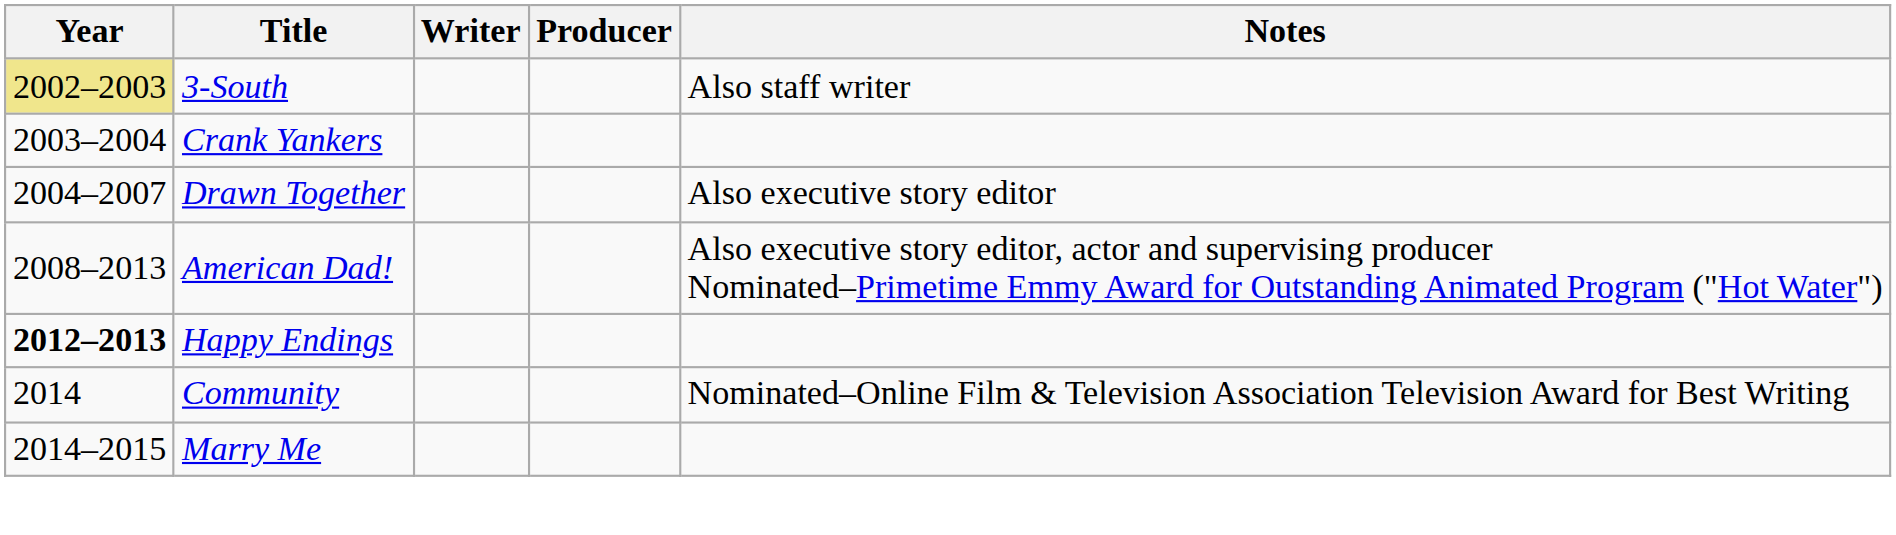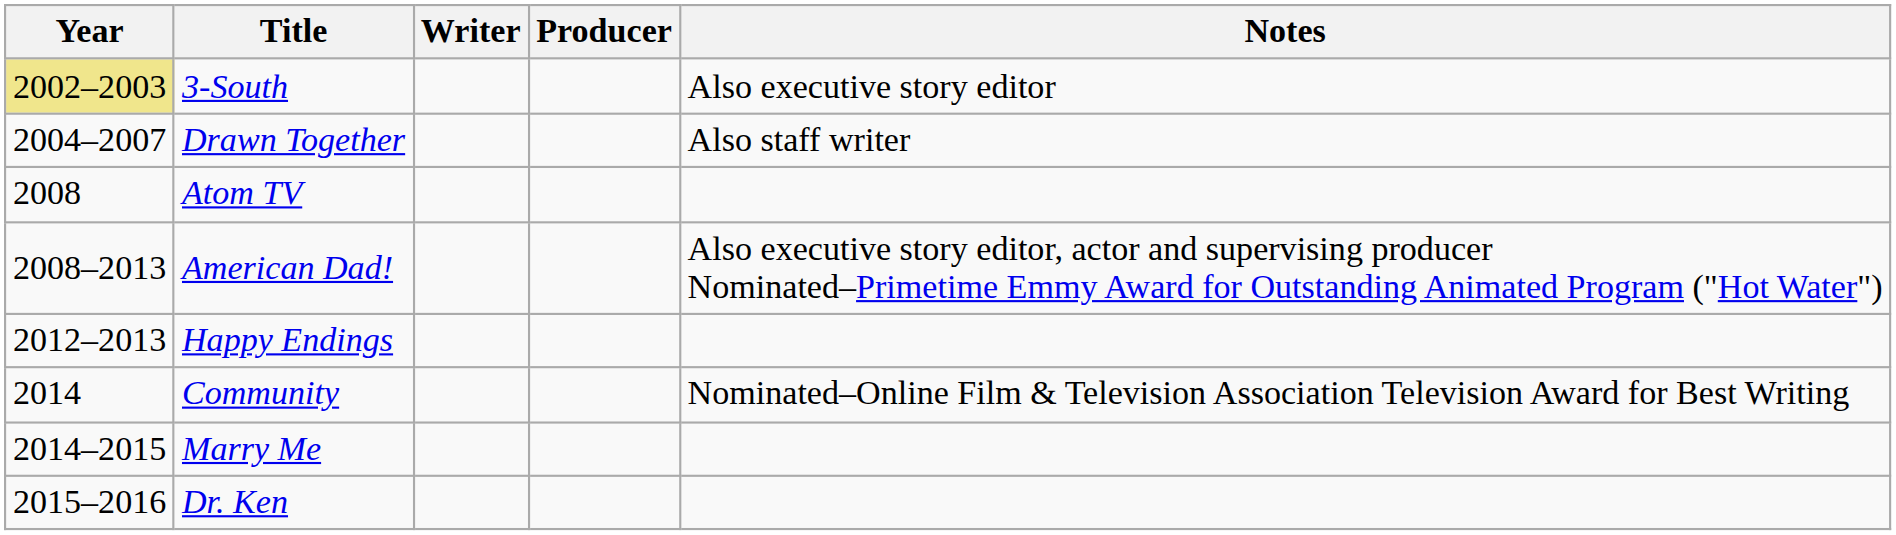(799, 85) Also staff writer -> (872, 85) Also executive story editor
- row: (282, 139)
(872, 193) Also executive story editor -> (799, 139) Also staff writer
+ row: (242, 193)
(90, 340) bold -> (90, 340) normal
+ row: (235, 502)
